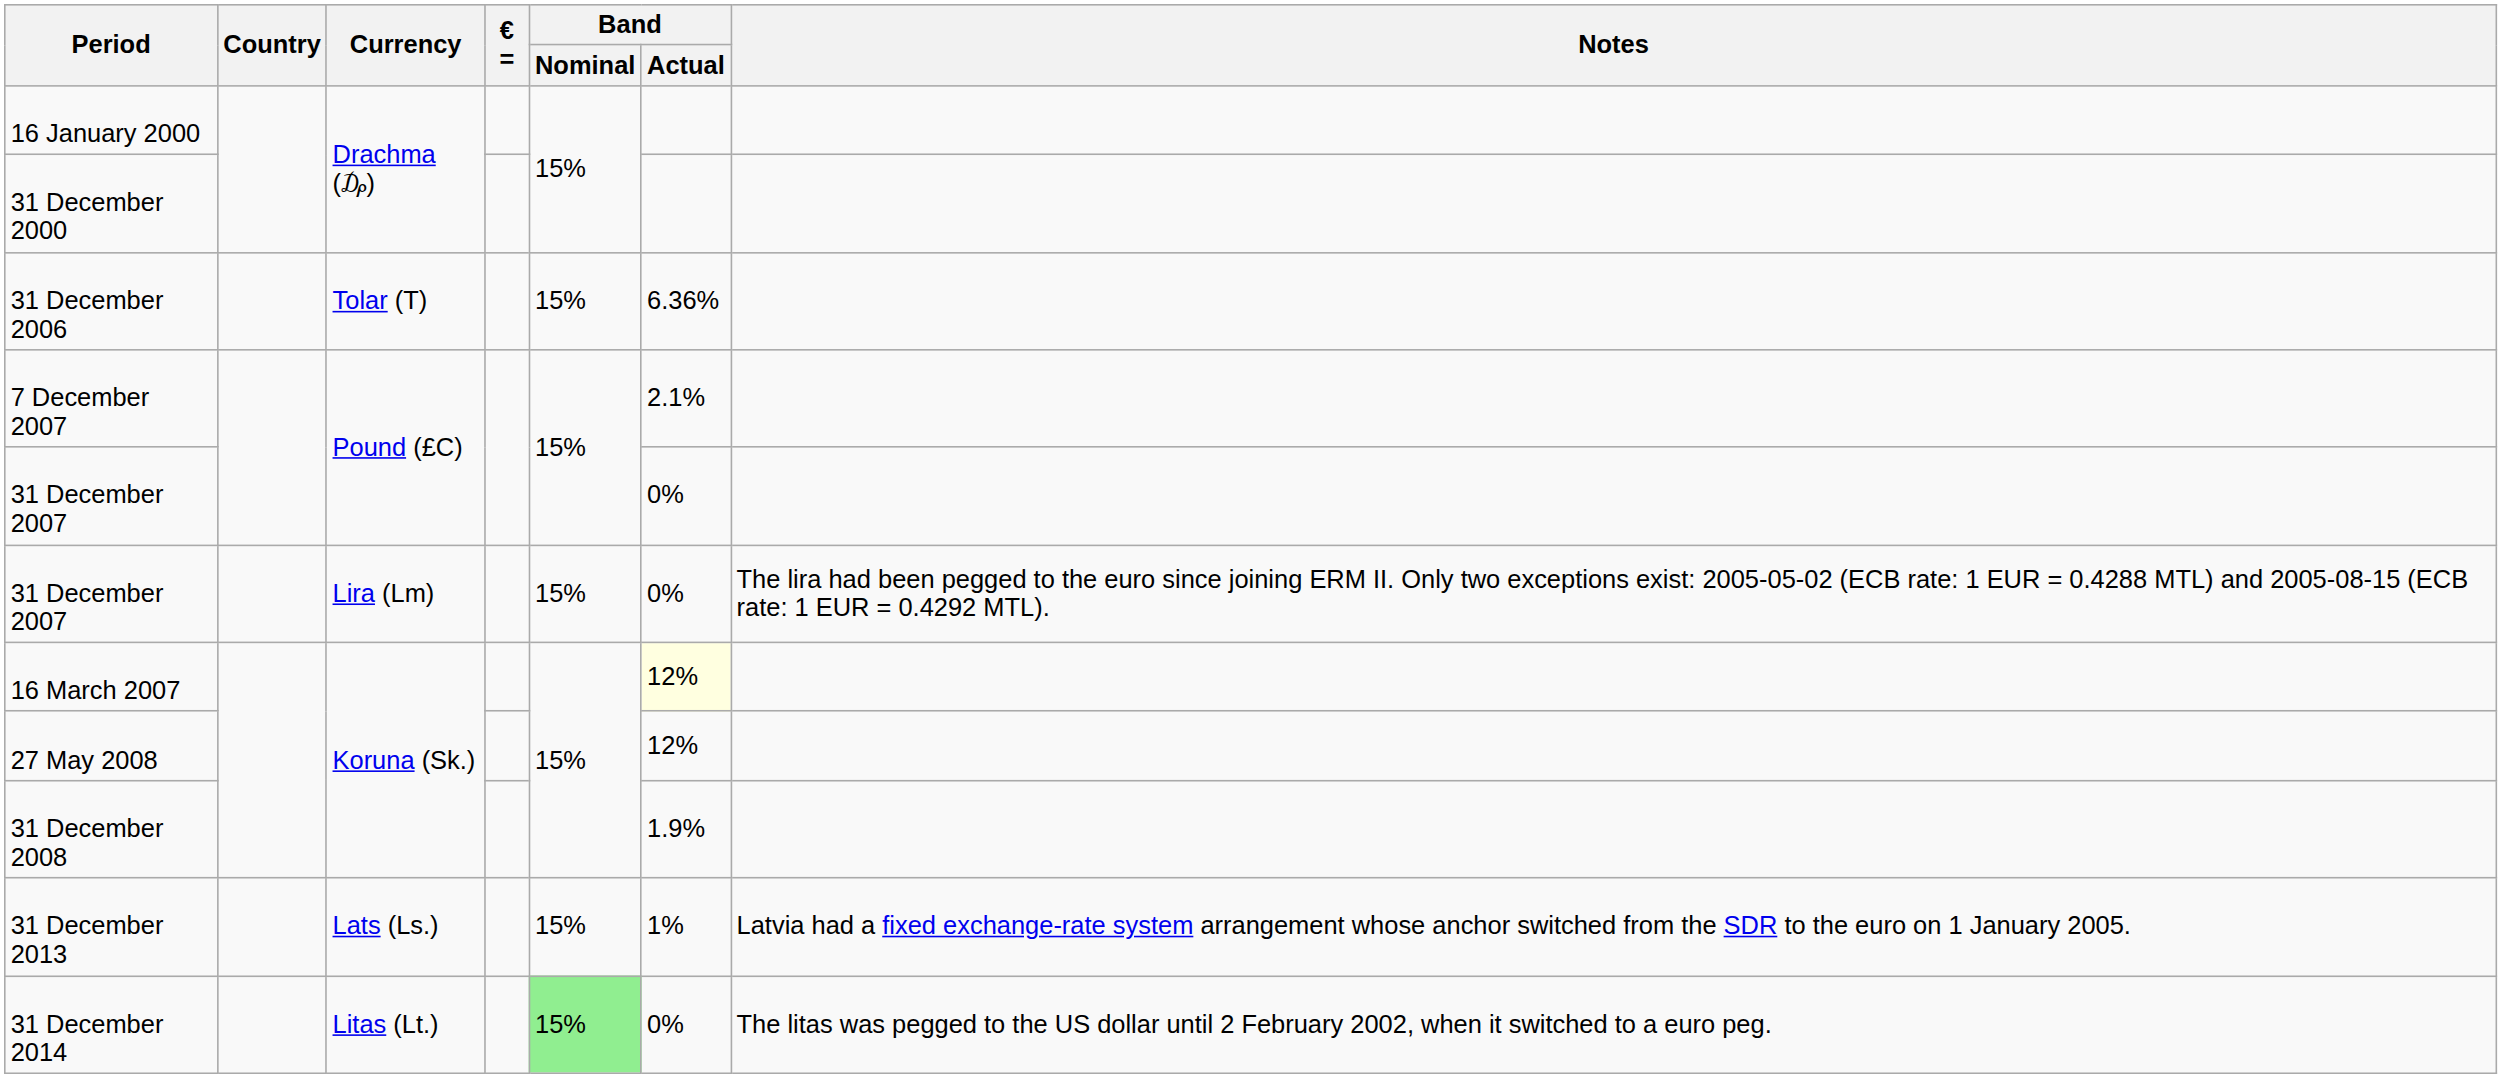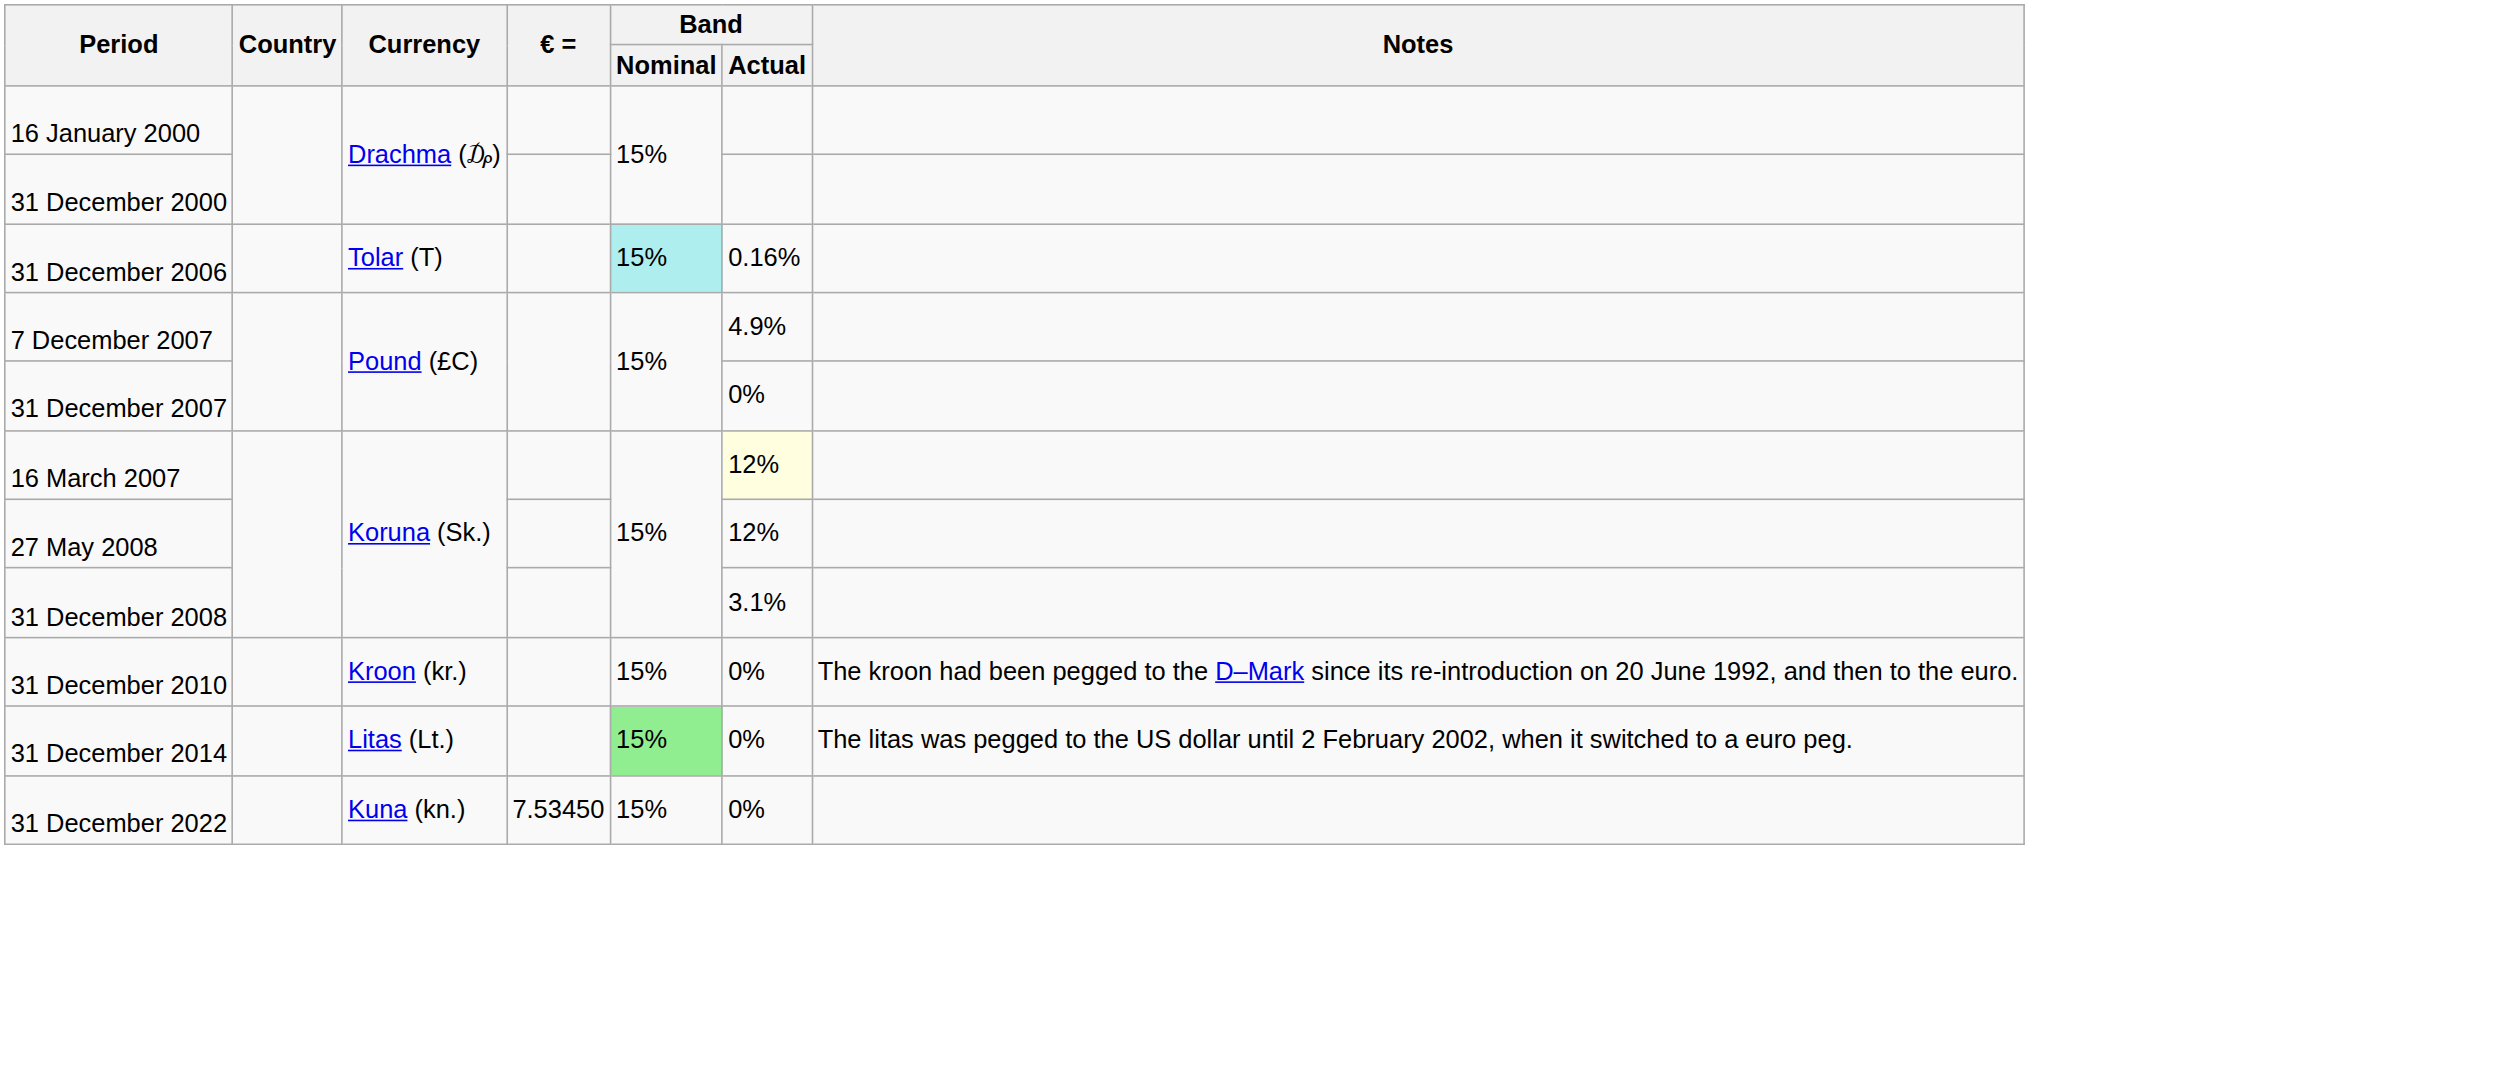(560, 300) no background -> (642, 257) paleturquoise background
(683, 300) 6.36% -> (764, 257) 0.16%
(676, 398) 2.1% -> (757, 326) 4.9%
- row: (87, 607)
(676, 828) 1.9% -> (757, 602) 3.1%
+ row: (119, 685)
- row: (87, 940)
+ row: (119, 823)
